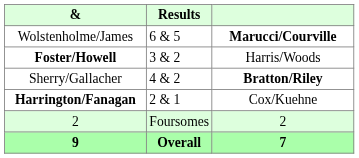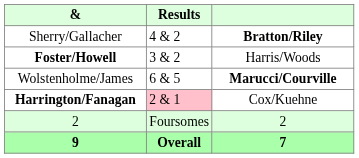rows swapped: (75, 78) <-> (75, 36)
(165, 100) no background -> (165, 100) pink background
